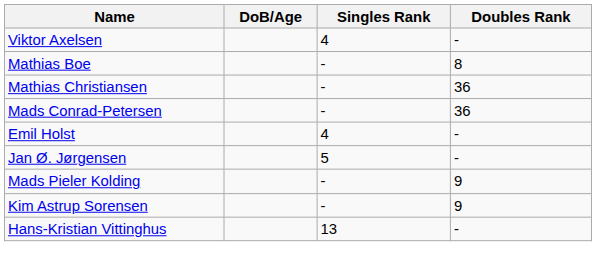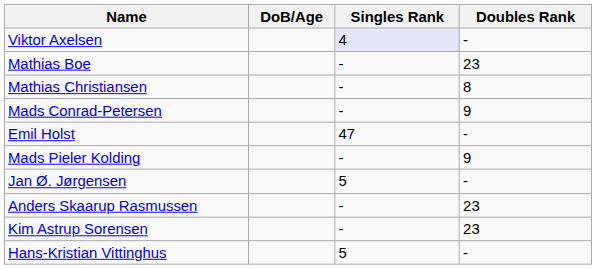(325, 40) no background -> (343, 40) lavender background
(458, 64) 8 -> (471, 64) 23
(462, 87) 36 -> (467, 87) 8
(462, 111) 36 -> (467, 111) 9
(325, 134) 4 -> (347, 134) 47
rows swapped: (67, 158) <-> (74, 182)
+ row: (103, 205)
(458, 205) 9 -> (471, 229) 23
(329, 229) 13 -> (343, 252) 5
